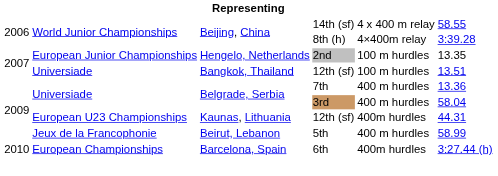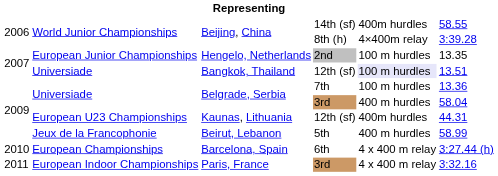(396, 24) 4 x 400 m relay -> (393, 24) 400m hurdles
(393, 71) no background -> (394, 71) lavender background
(393, 86) 400 m hurdles -> (394, 86) 100 m hurdles
(392, 149) 400m hurdles -> (397, 149) 4 x 400 m relay
+ row: (235, 164)
